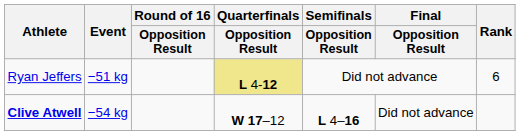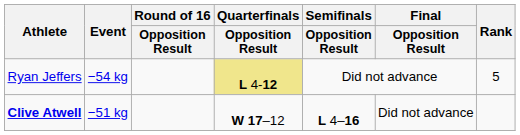(108, 77) −51 kg -> (108, 77) −54 kg
(496, 77) 6 -> (496, 77) 5
(108, 113) −54 kg -> (108, 113) −51 kg
